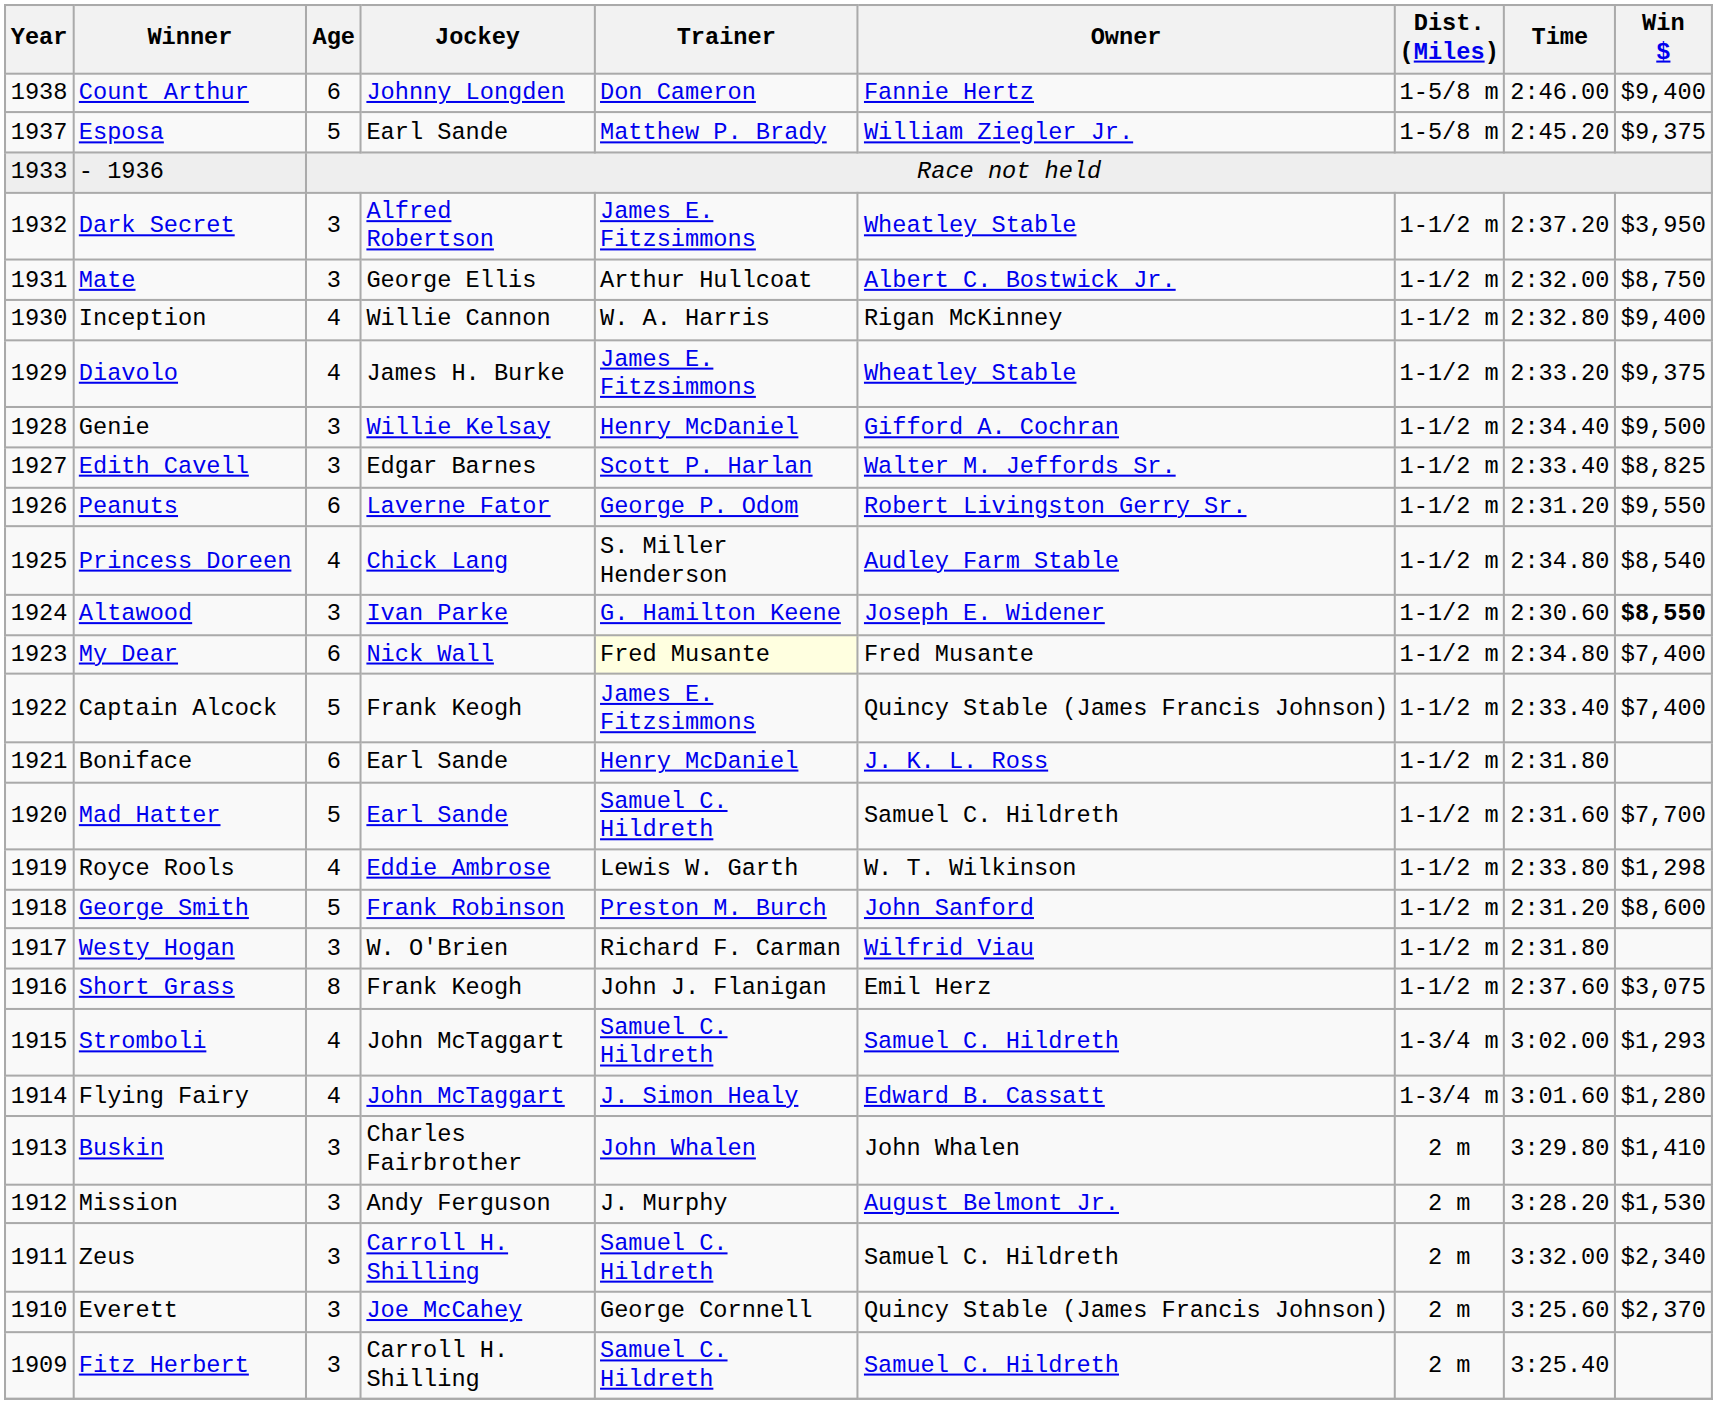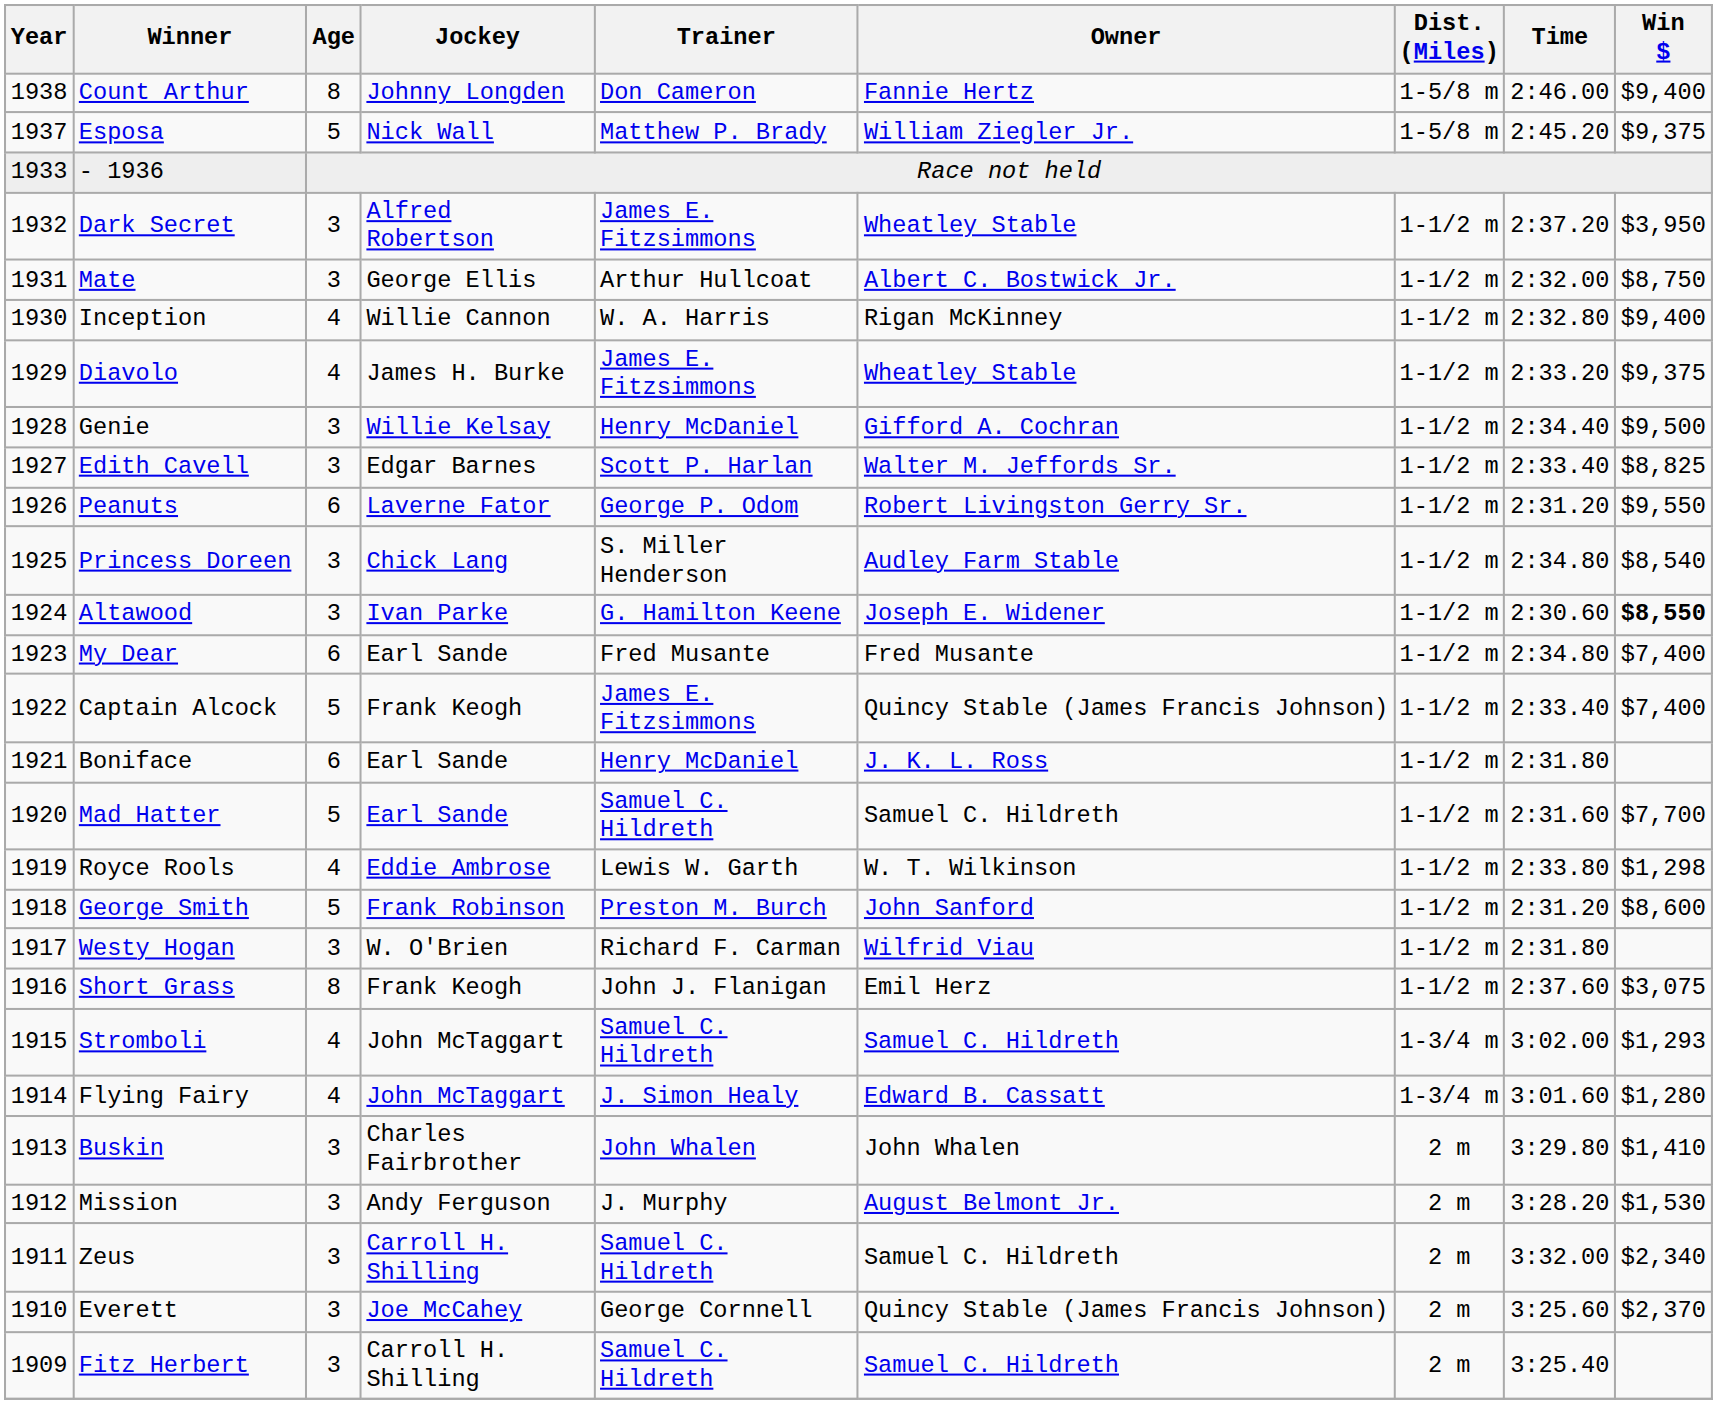(334, 93) 6 -> (334, 93) 8
(437, 132) Earl Sande -> (430, 132) Nick Wall
(334, 560) 4 -> (334, 560) 3
(430, 654) Nick Wall -> (437, 654) Earl Sande
(685, 654) lightyellow background -> (685, 654) no background
